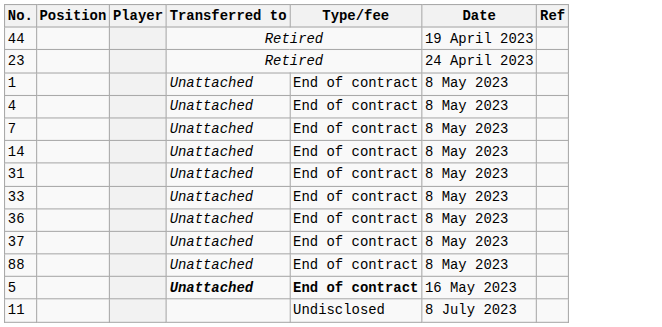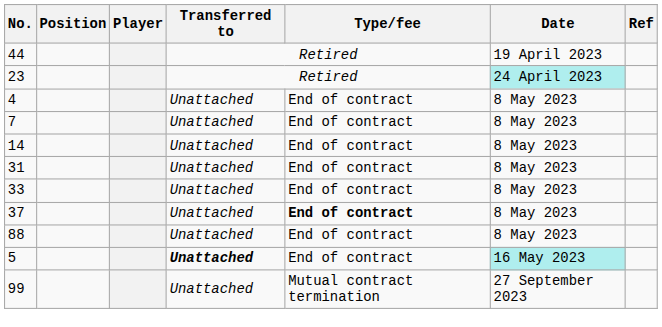(479, 61) no background -> (548, 77) paleturquoise background
- row: (12, 84)
- row: (16, 220)
(356, 243) normal -> (351, 213) bold
(356, 288) bold -> (351, 259) normal
(471, 288) no background -> (540, 259) paleturquoise background
- row: (16, 311)
+ row: (16, 289)
